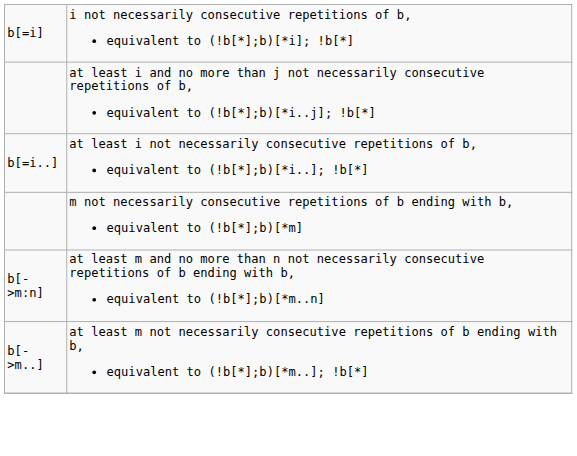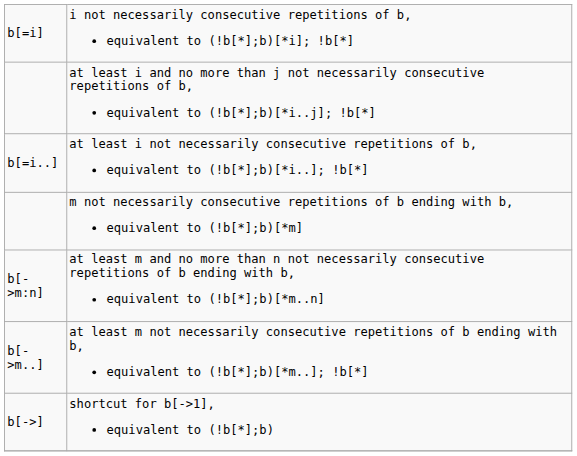+ row: (319, 416)
